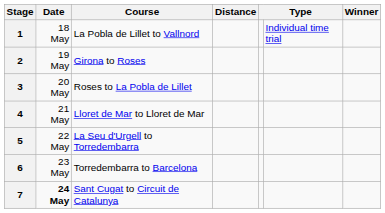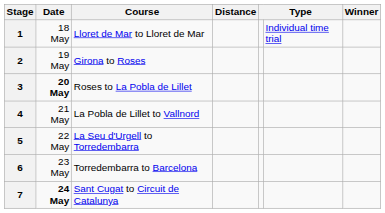(137, 33) La Pobla de Lillet to Vallnord -> (139, 33) Lloret de Mar to Lloret de Mar
(60, 87) normal -> (59, 87) bold
(139, 114) Lloret de Mar to Lloret de Mar -> (137, 114) La Pobla de Lillet to Vallnord
